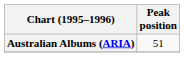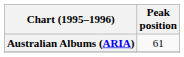(158, 43) 51 -> (158, 43) 61
